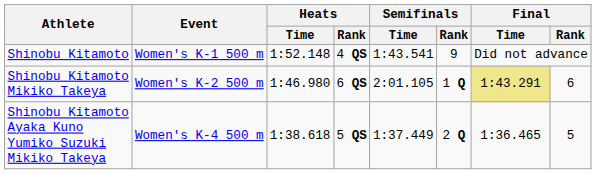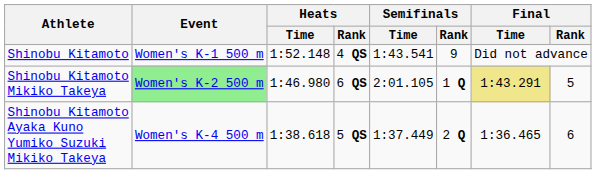(199, 84) no background -> (199, 84) lightgreen background
(570, 84) 6 -> (570, 84) 5
(570, 135) 5 -> (570, 135) 6
